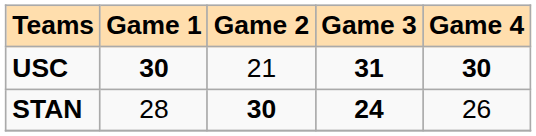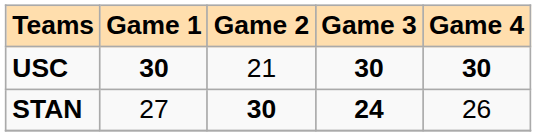(369, 67) 31 -> (369, 67) 30
(154, 109) 28 -> (154, 109) 27
